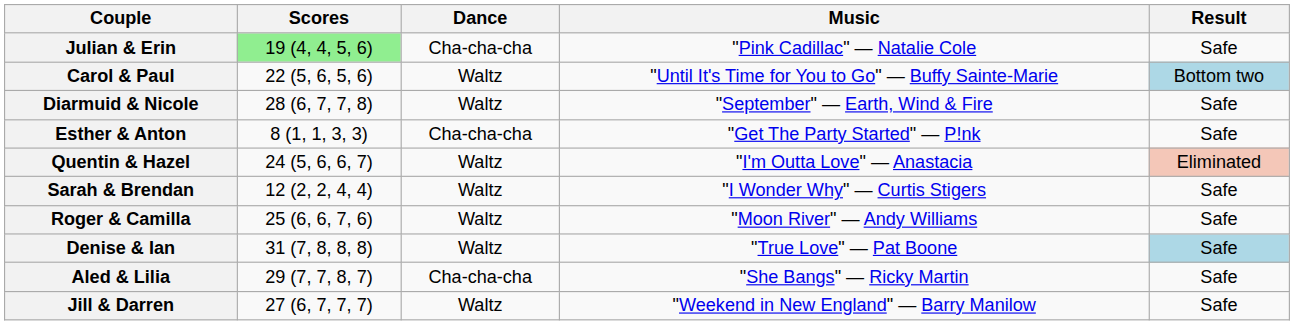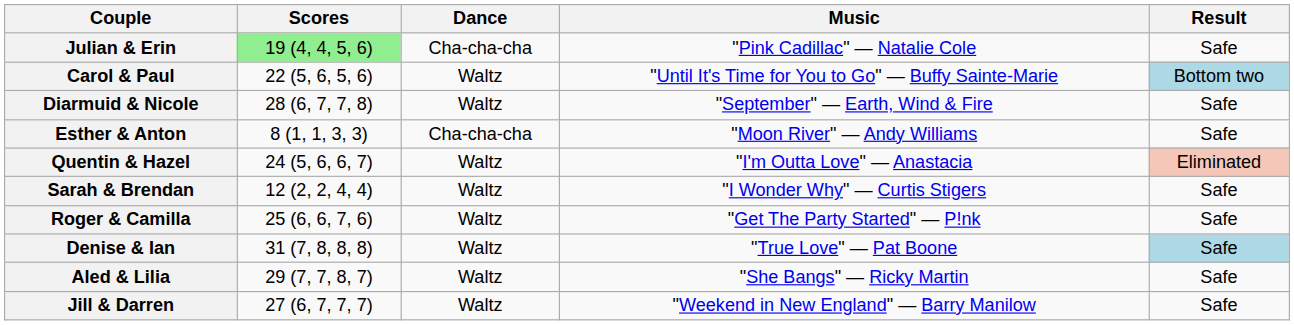(854, 133) "Get The Party Started" — P!nk -> (854, 133) "Moon River" — Andy Williams
(854, 219) "Moon River" — Andy Williams -> (854, 219) "Get The Party Started" — P!nk
(480, 276) Cha-cha-cha -> (480, 276) Waltz
